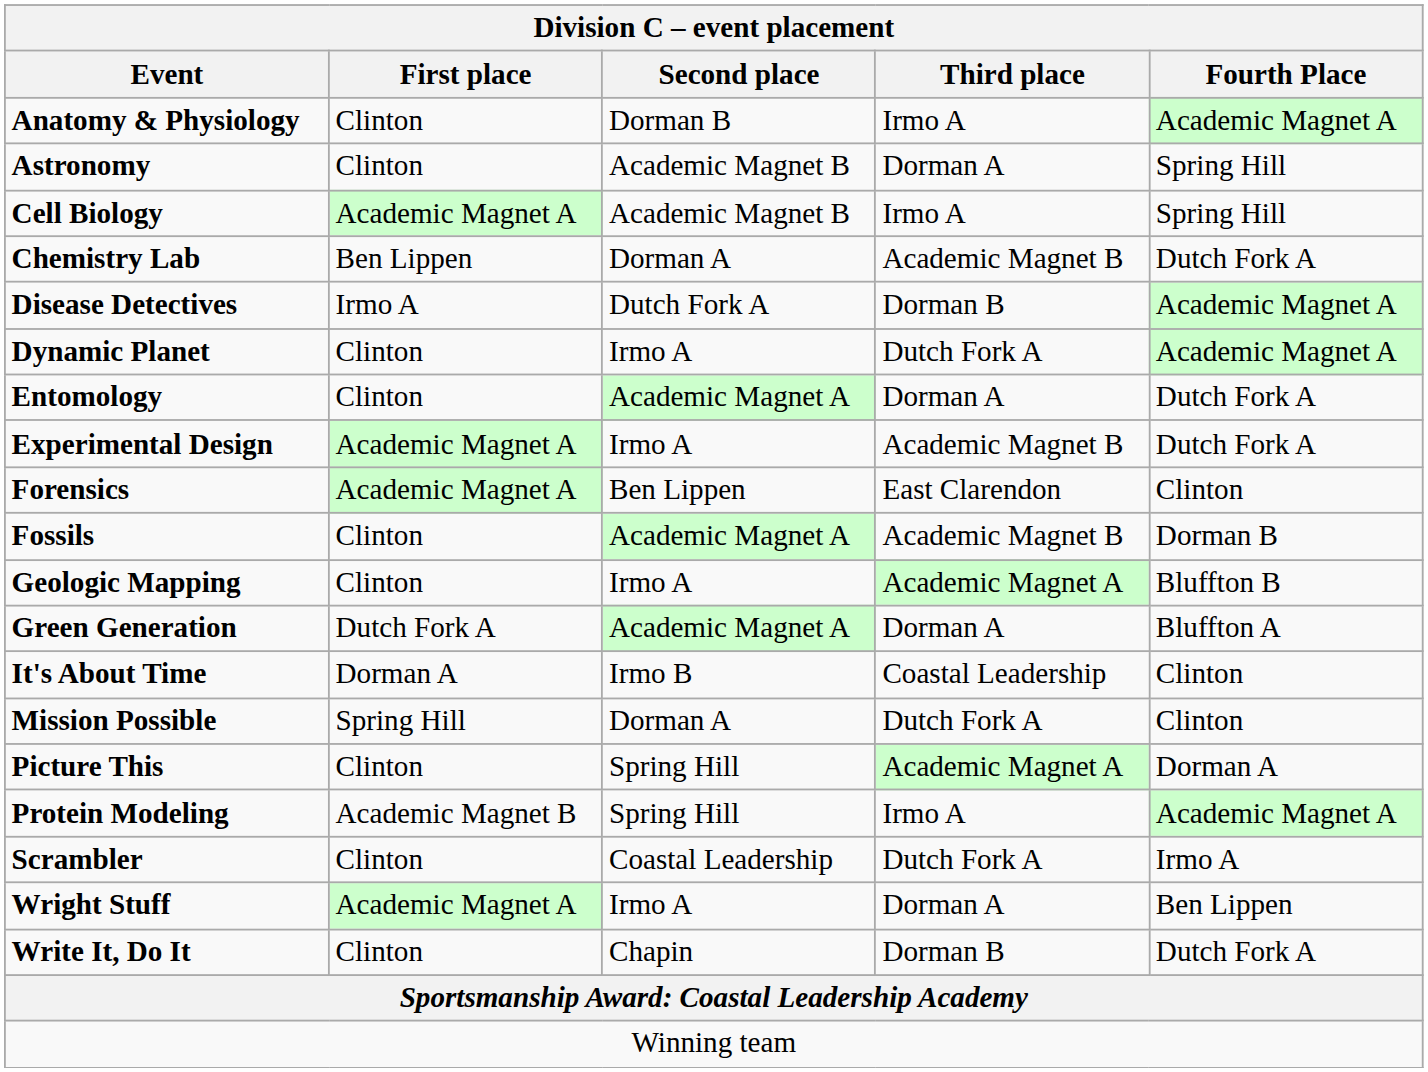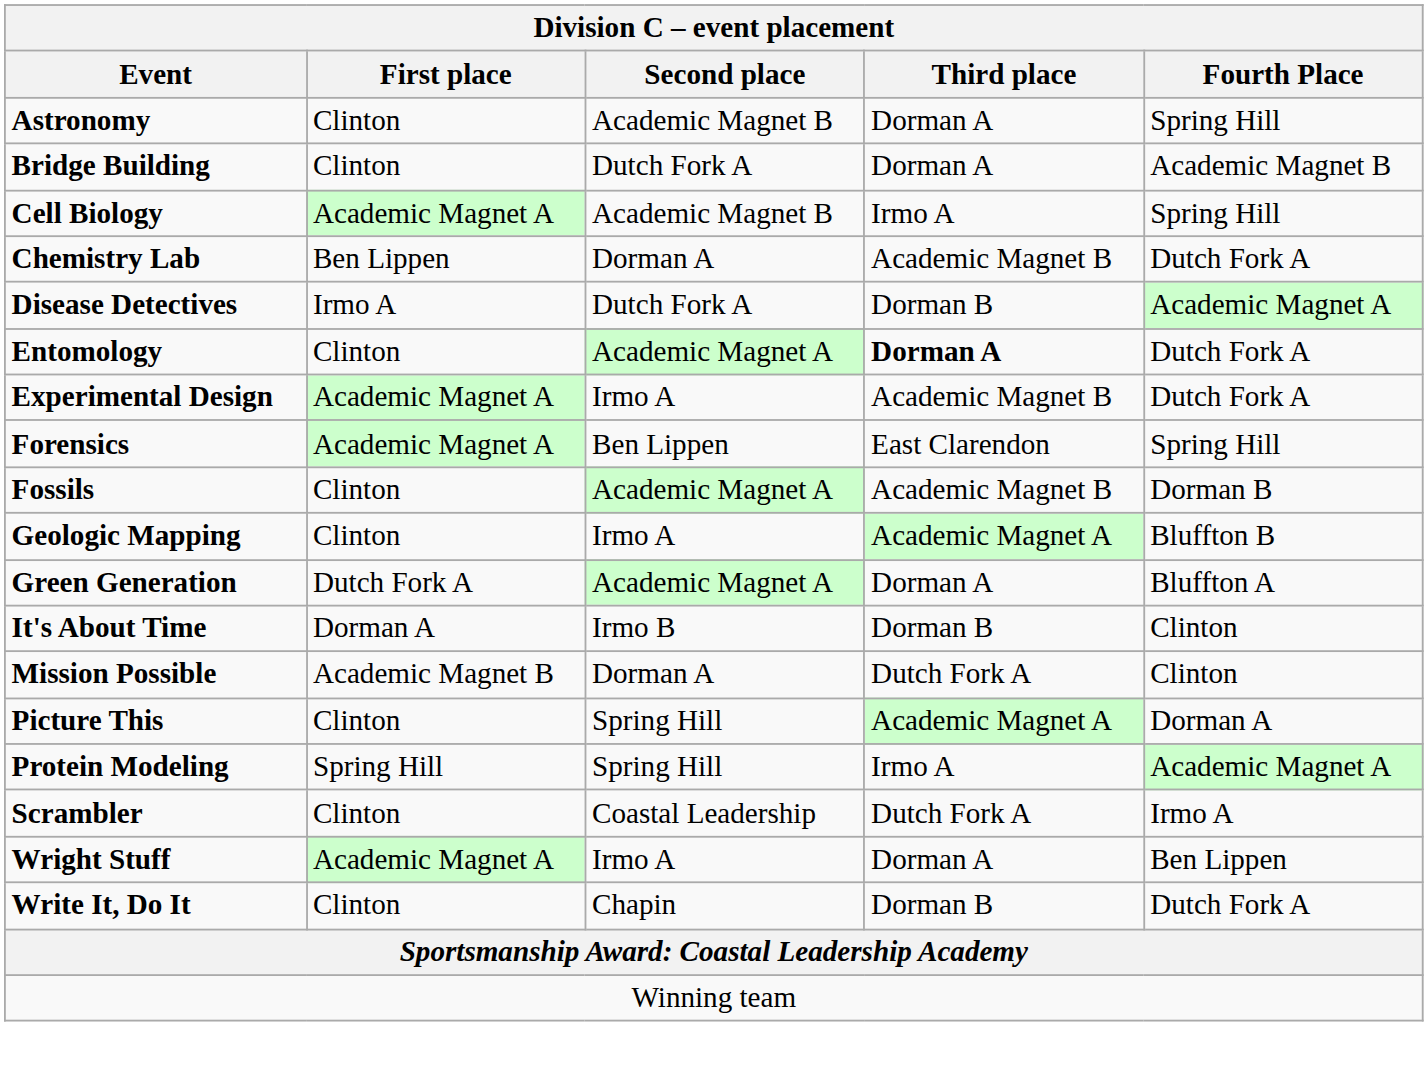- row: (156, 120)
+ row: (111, 166)
- row: (111, 350)
(944, 397) normal -> (936, 350) bold
(1200, 489) Clinton -> (1215, 443) Spring Hill
(994, 674) Coastal Leadership -> (932, 628) Dorman B
(401, 720) Spring Hill -> (433, 674) Academic Magnet B
(456, 812) Academic Magnet B -> (378, 766) Spring Hill
